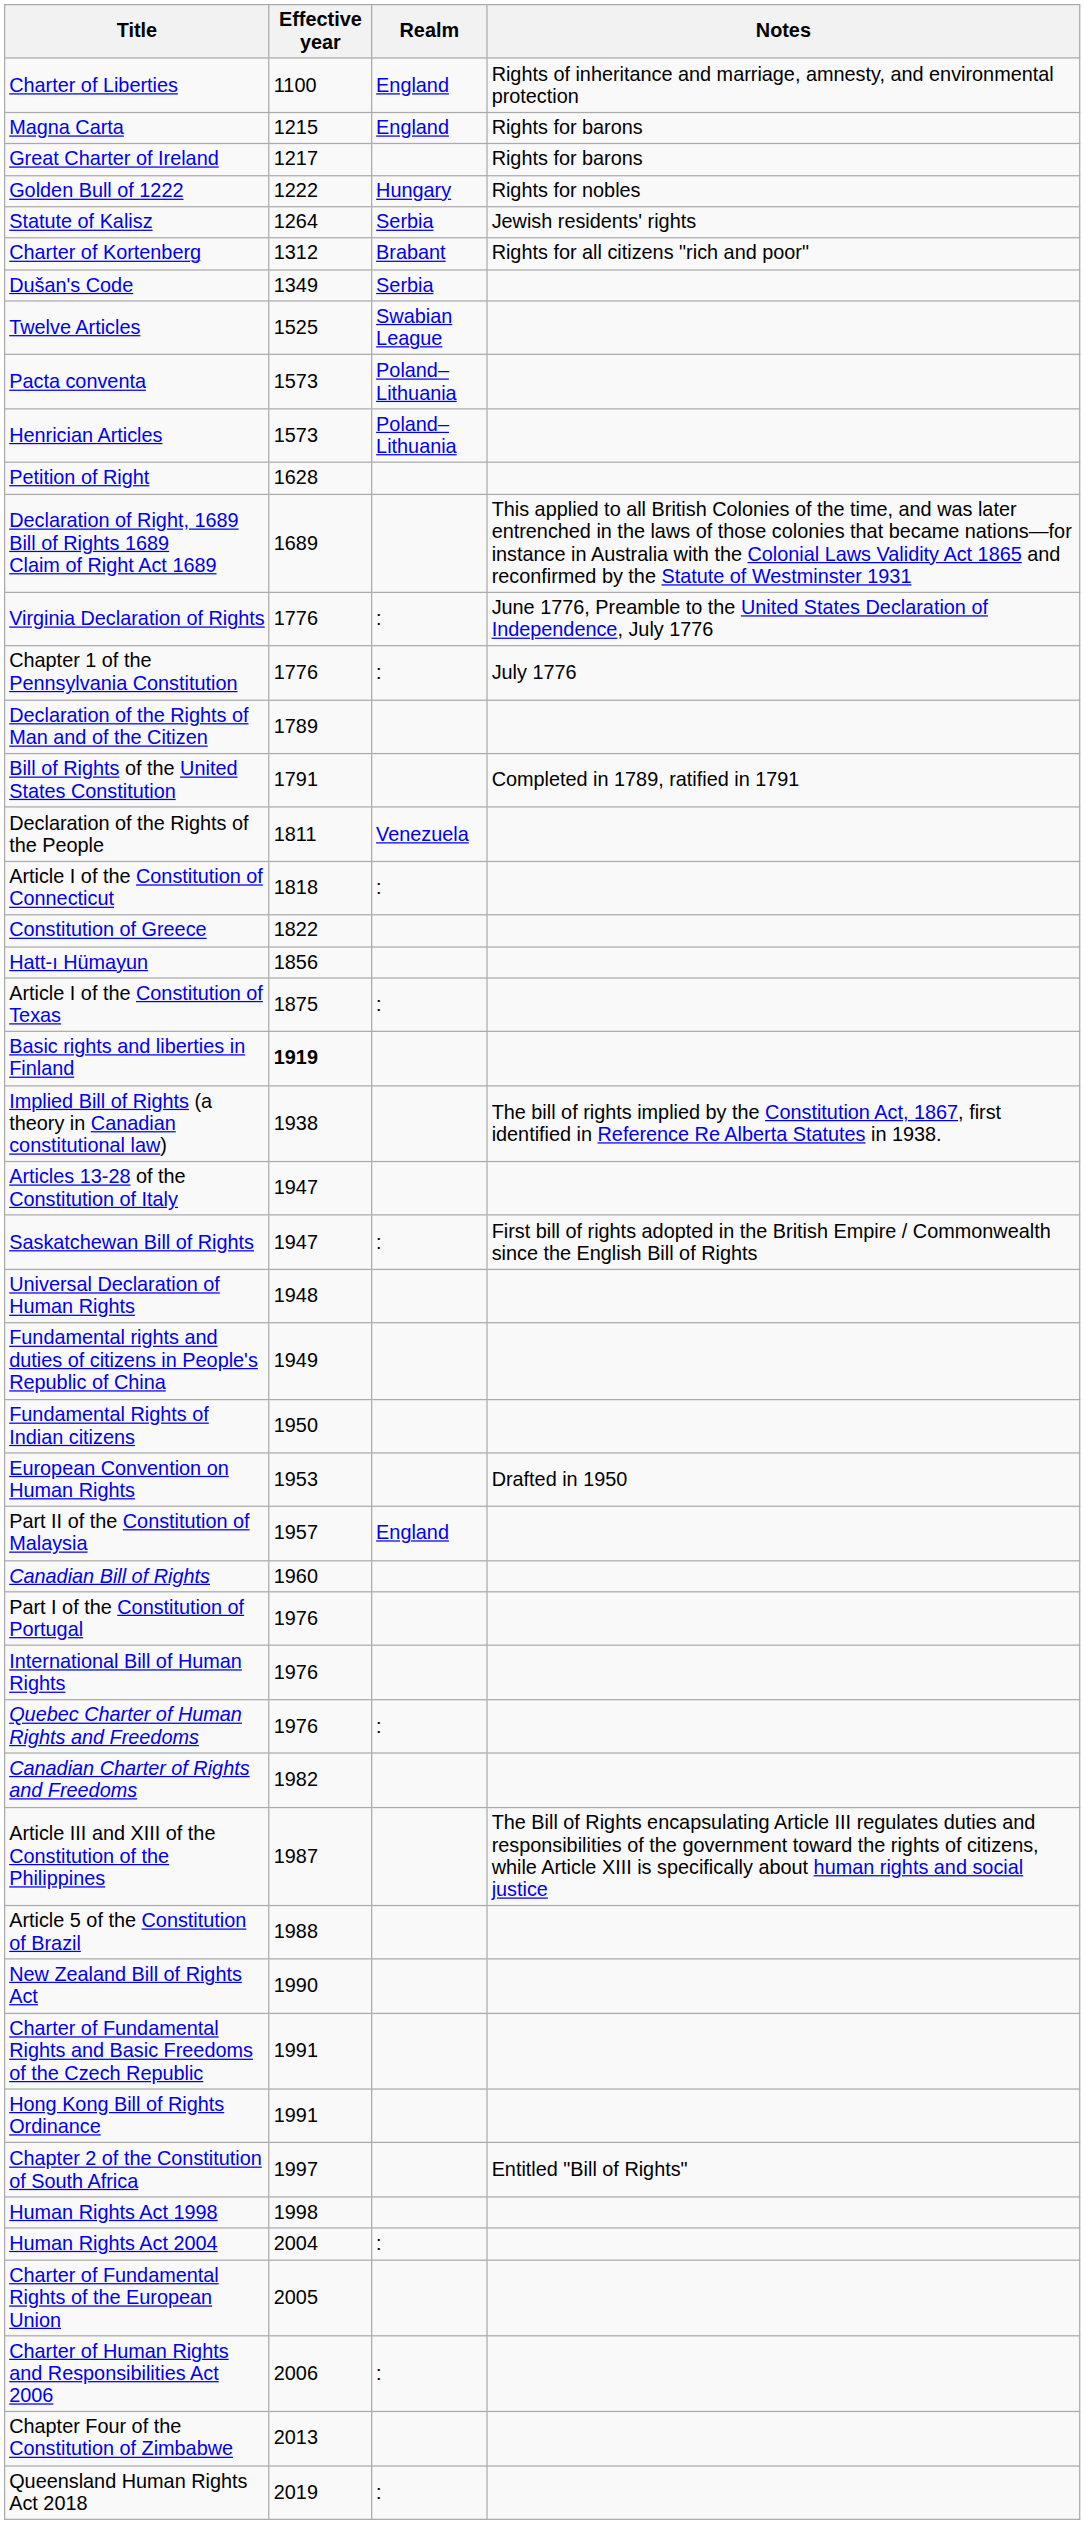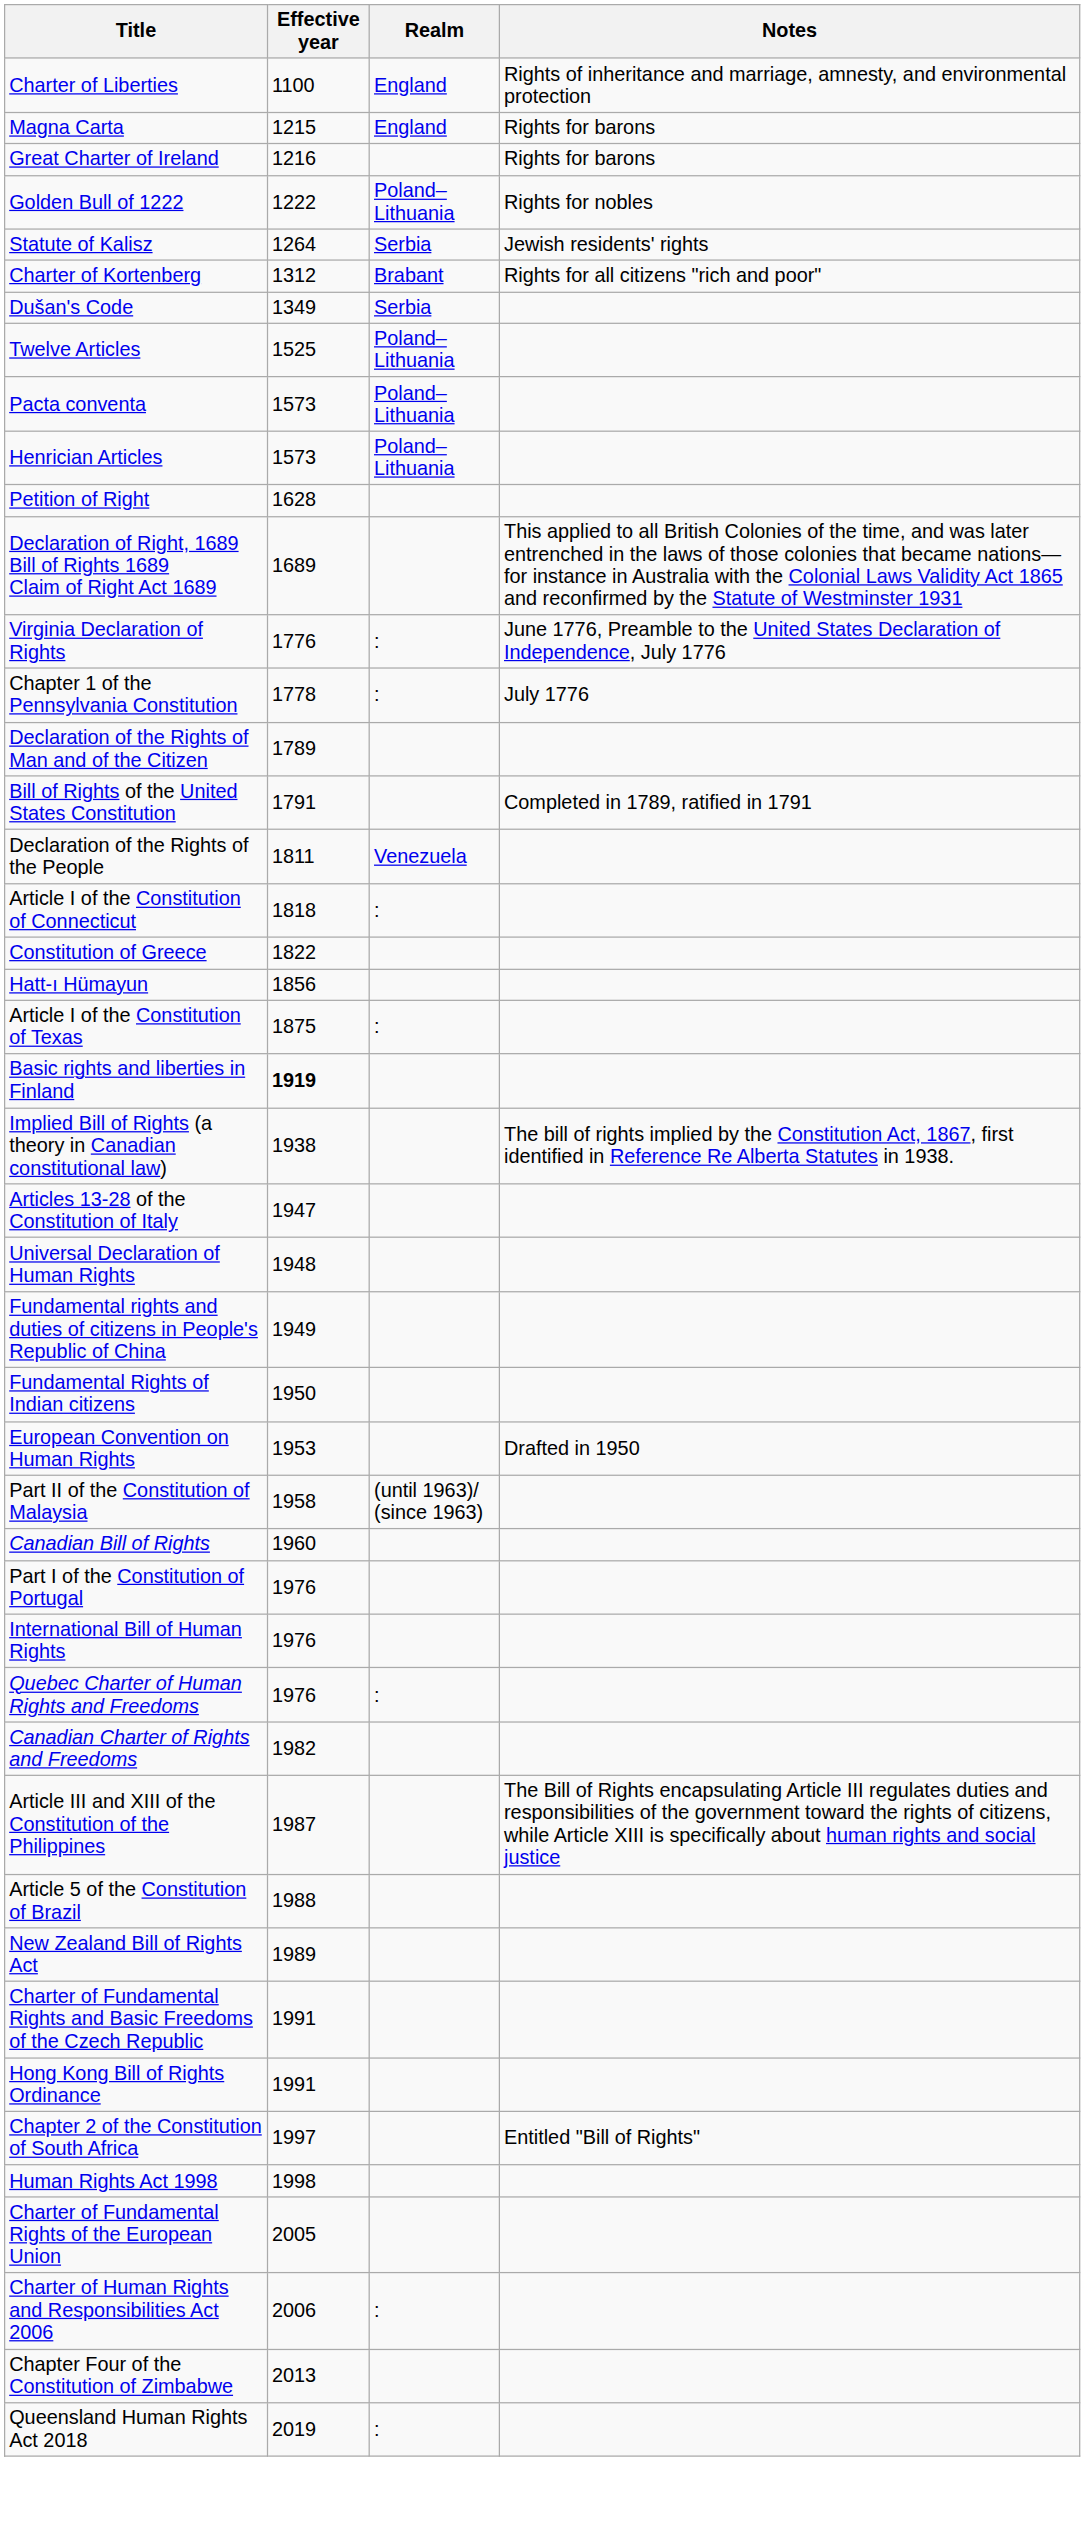(296, 159) 1217 -> (294, 159) 1216
(414, 190) Hungary -> (414, 201) Poland–Lithuania
(414, 327) Swabian League -> (414, 350) Poland–Lithuania
(296, 672) 1776 -> (294, 695) 1778
- row: (132, 1242)
(296, 1533) 1957 -> (294, 1501) 1958
(413, 1533) England -> (429, 1501) (until 1963)/ (since 1963)
(296, 1985) 1990 -> (294, 1954) 1989
- row: (113, 2243)
